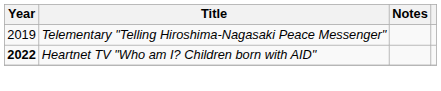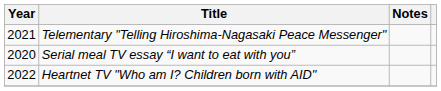(22, 34) 2019 -> (22, 34) 2021
+ row: (168, 55)
(22, 55) bold -> (22, 75) normal
